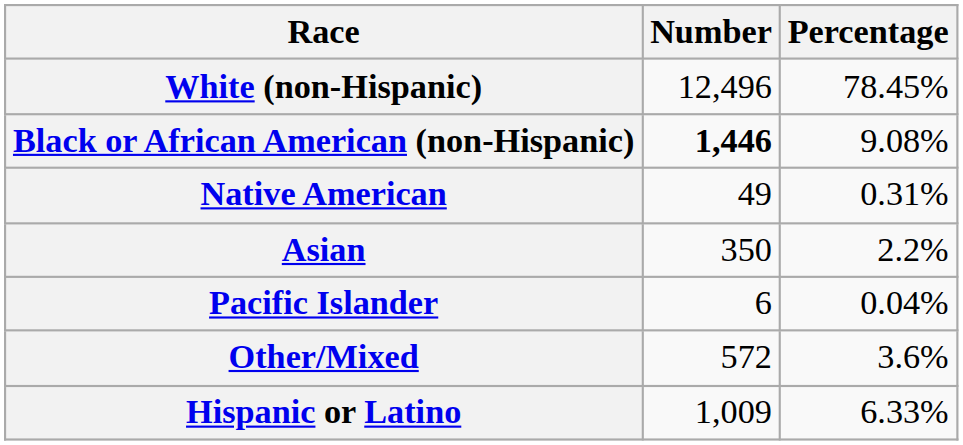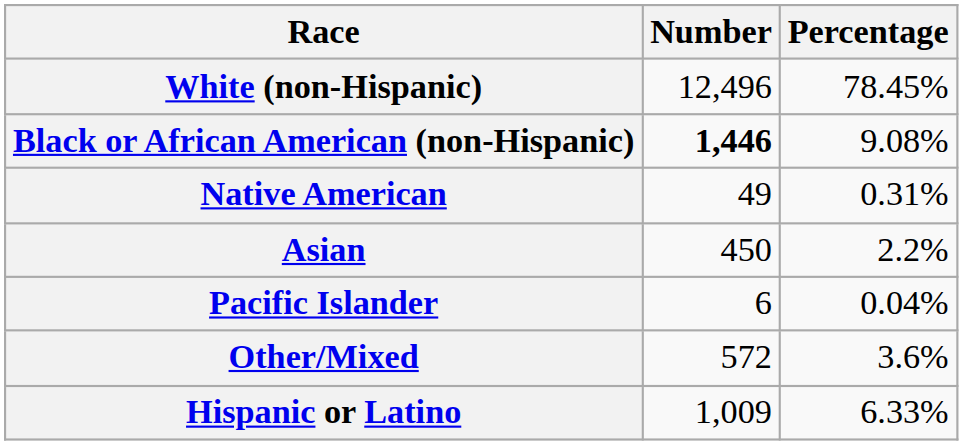(746, 248) 350 -> (746, 248) 450
